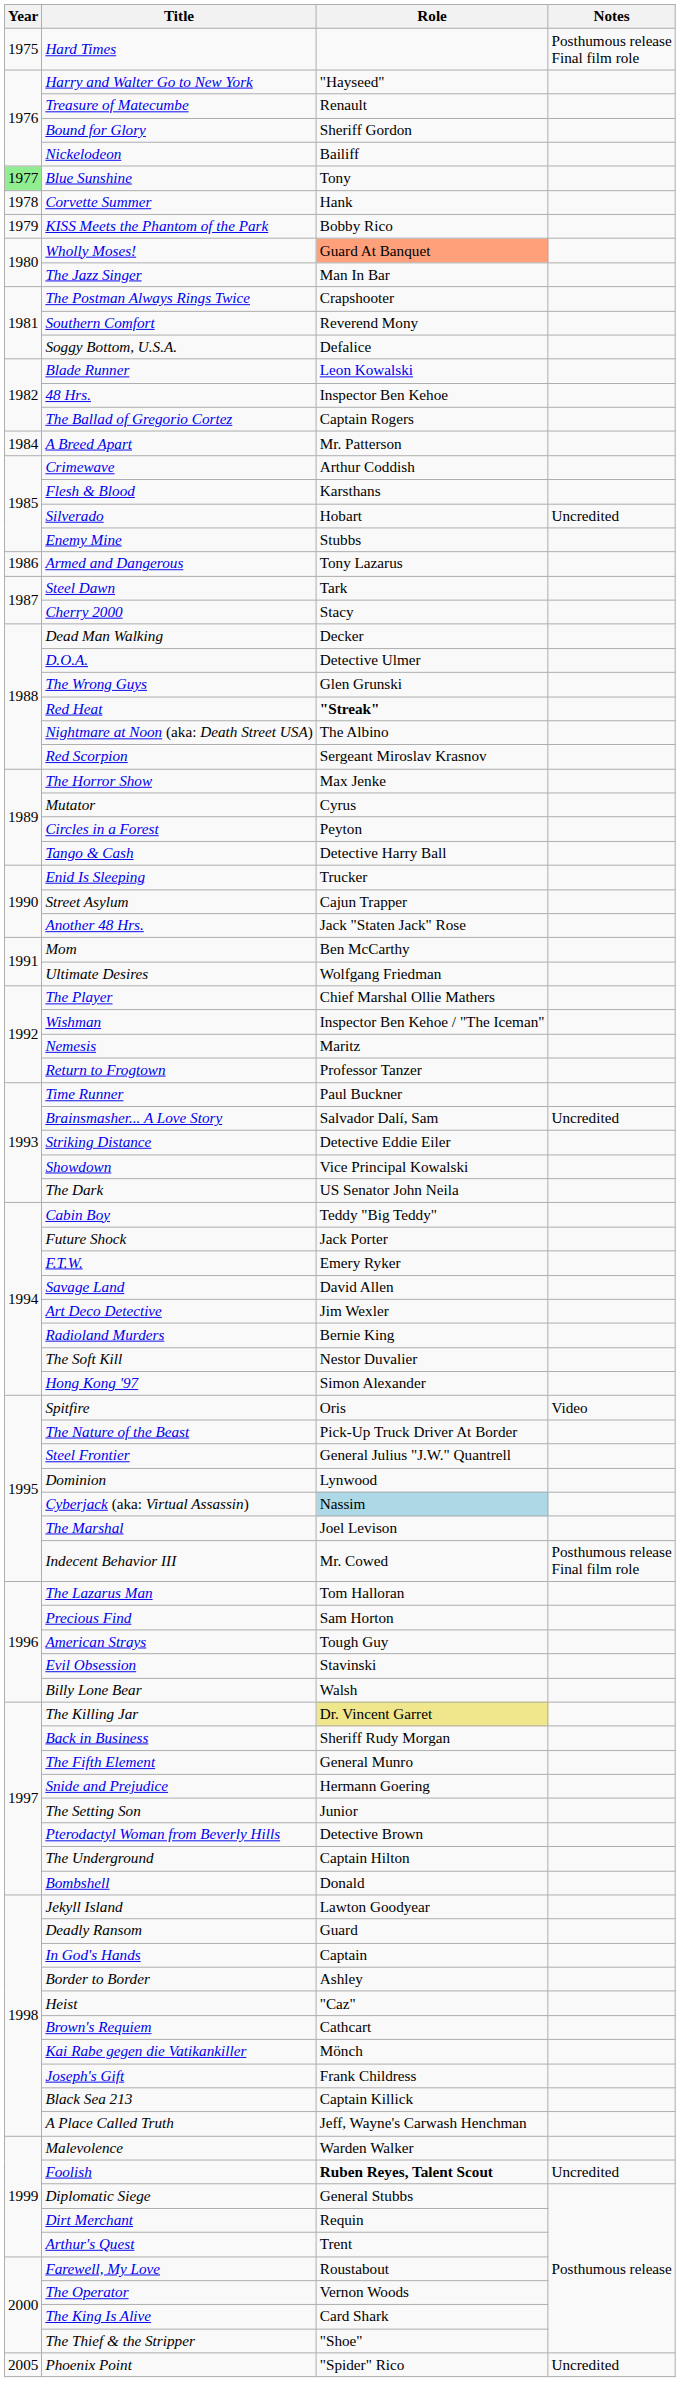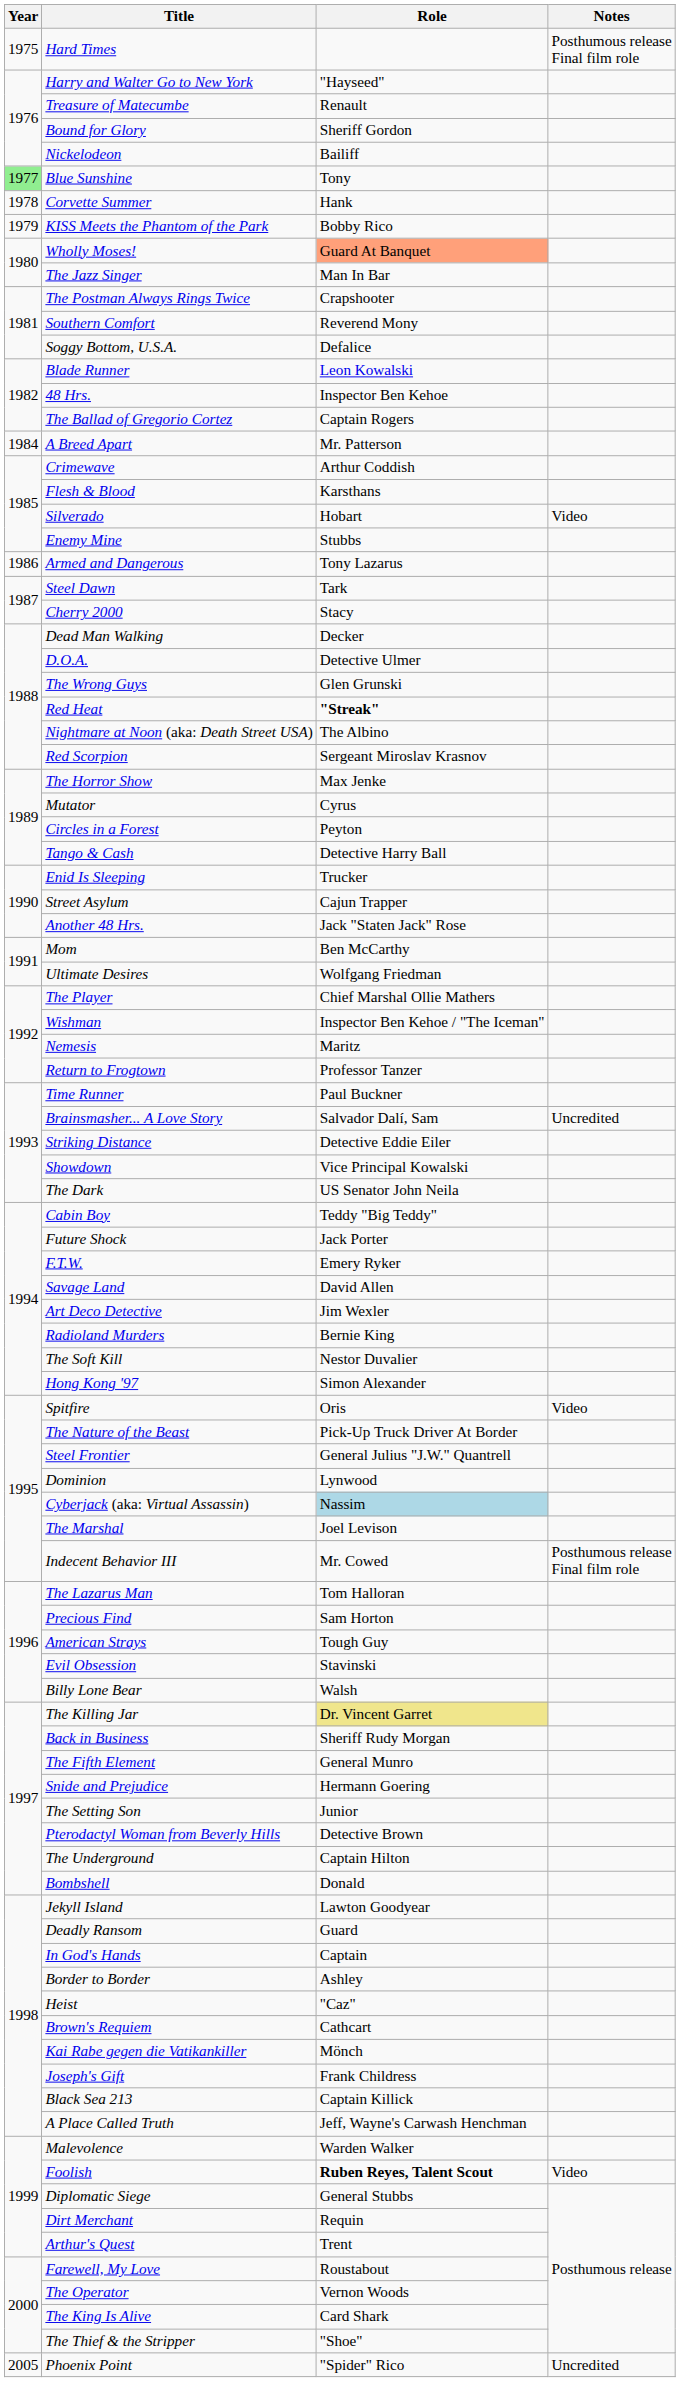(585, 515) Uncredited -> (570, 515) Video
(585, 2172) Uncredited -> (570, 2172) Video
